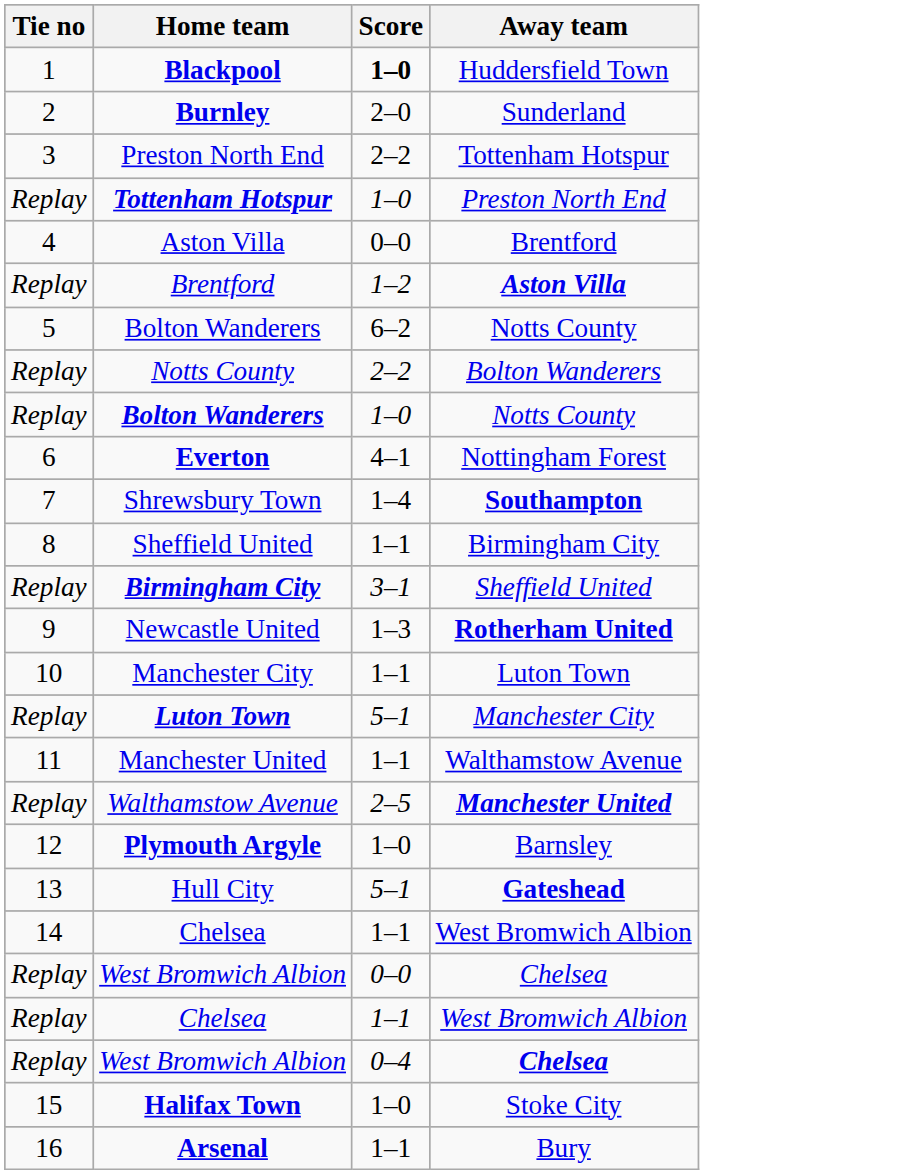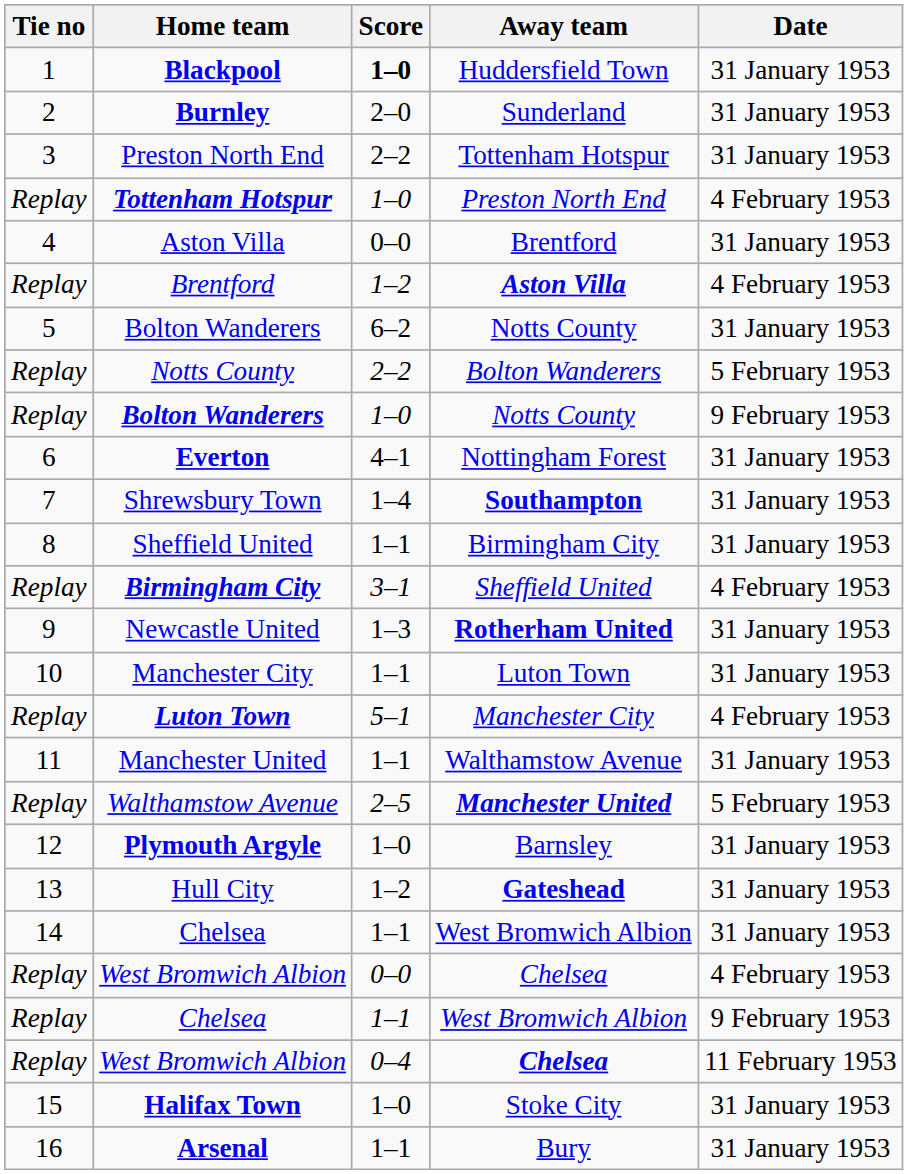+ column: (800, 26)
(391, 888) 5–1 -> (391, 888) 1–2
